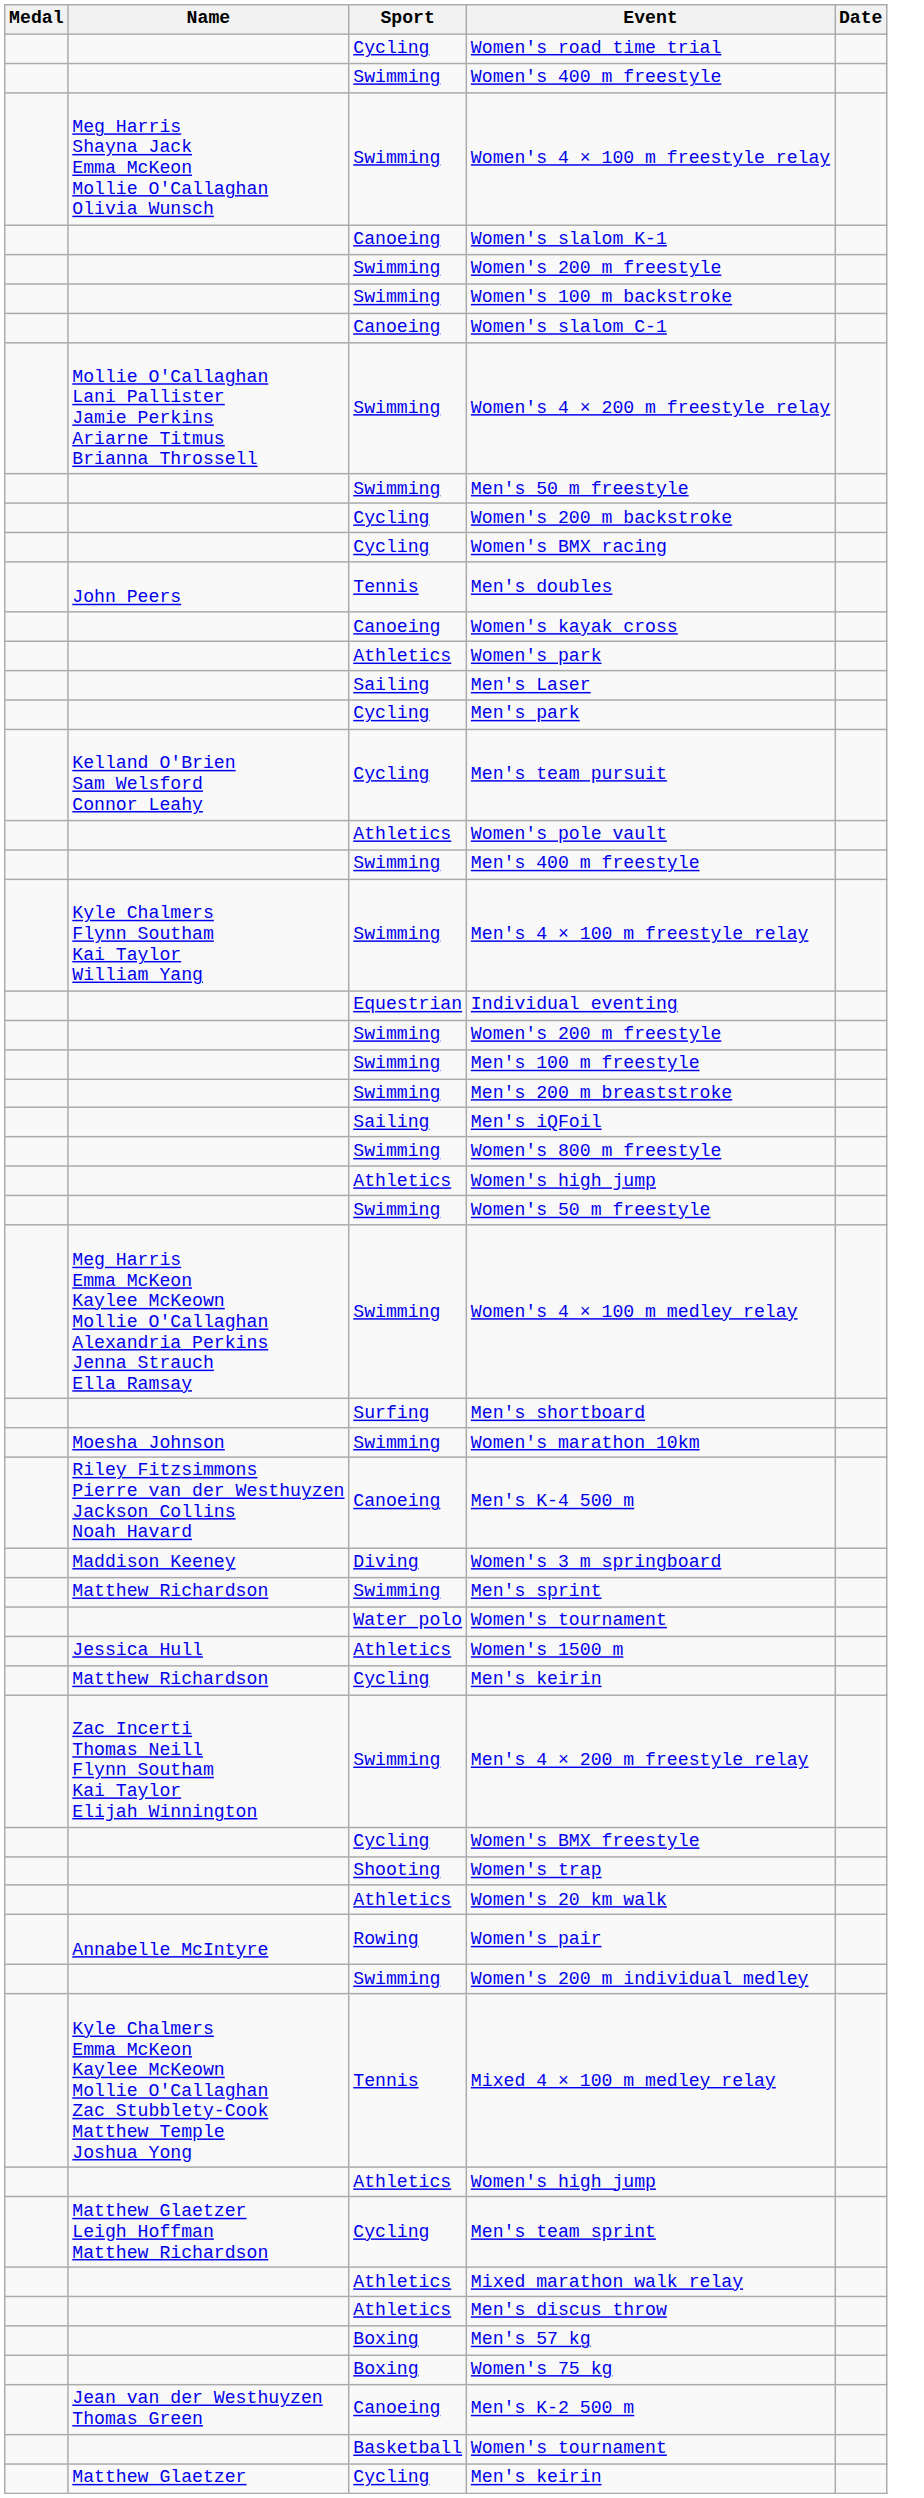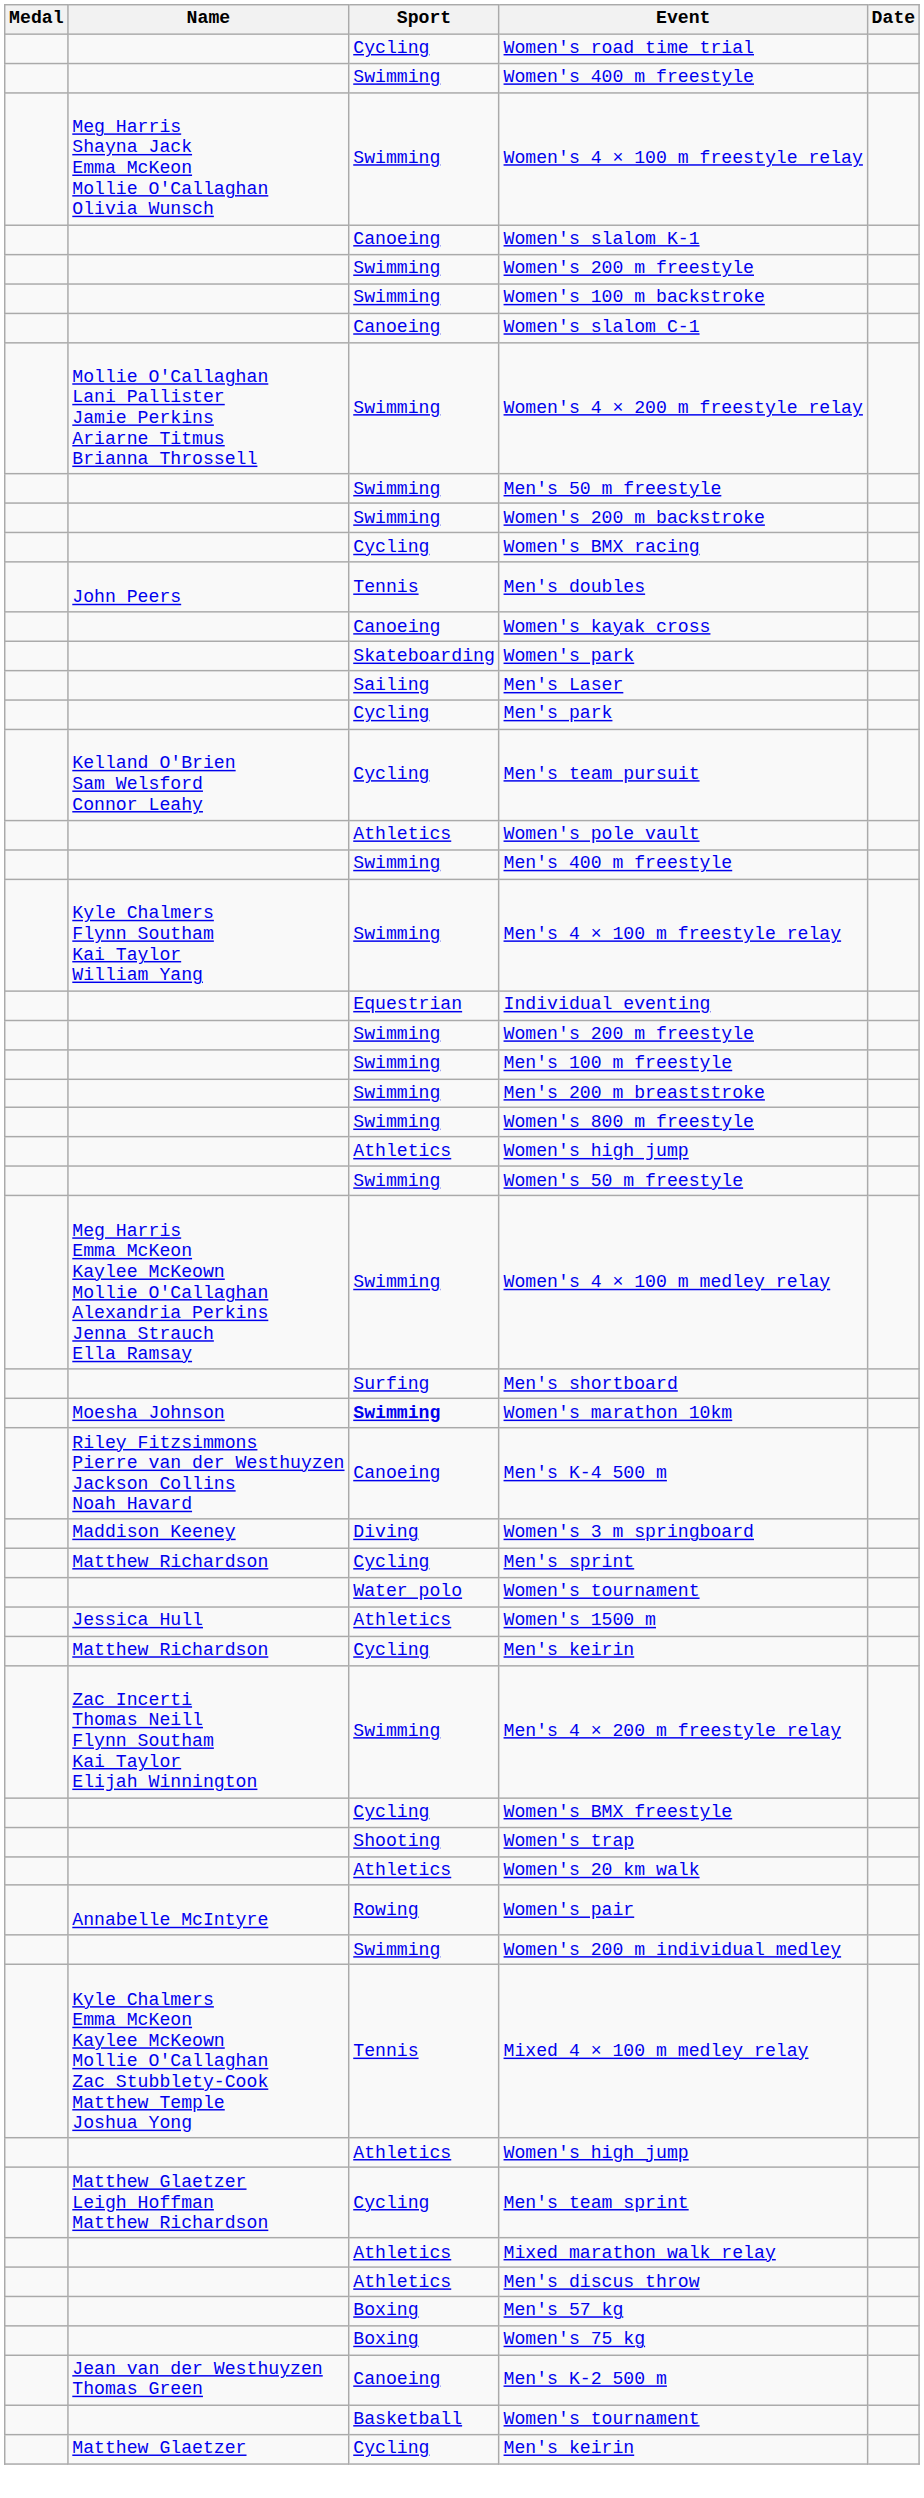(391, 519) Cycling -> (397, 519) Swimming
(402, 656) Athletics -> (424, 656) Skateboarding
- row: (208, 1123)
(397, 1443) normal -> (397, 1413) bold
(397, 1592) Swimming -> (391, 1563) Cycling
